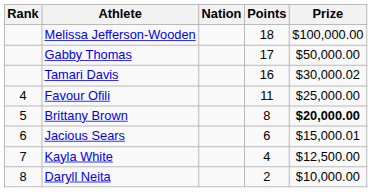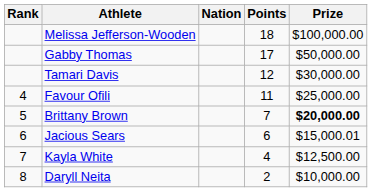(267, 75) 16 -> (267, 75) 12
(328, 75) $30,000.02 -> (328, 75) $30,000.00
(267, 116) 8 -> (267, 116) 7
